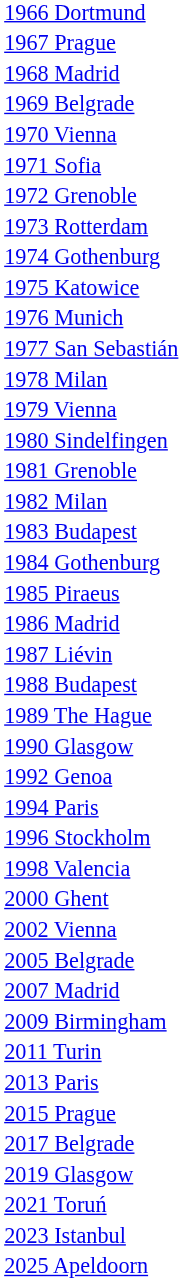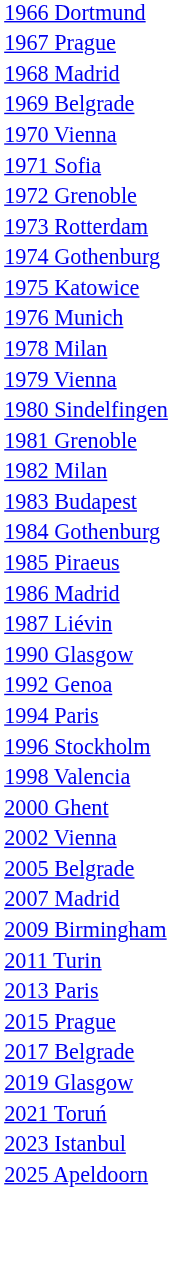- row: (91, 348)
- row: (71, 685)
- row: (78, 715)
